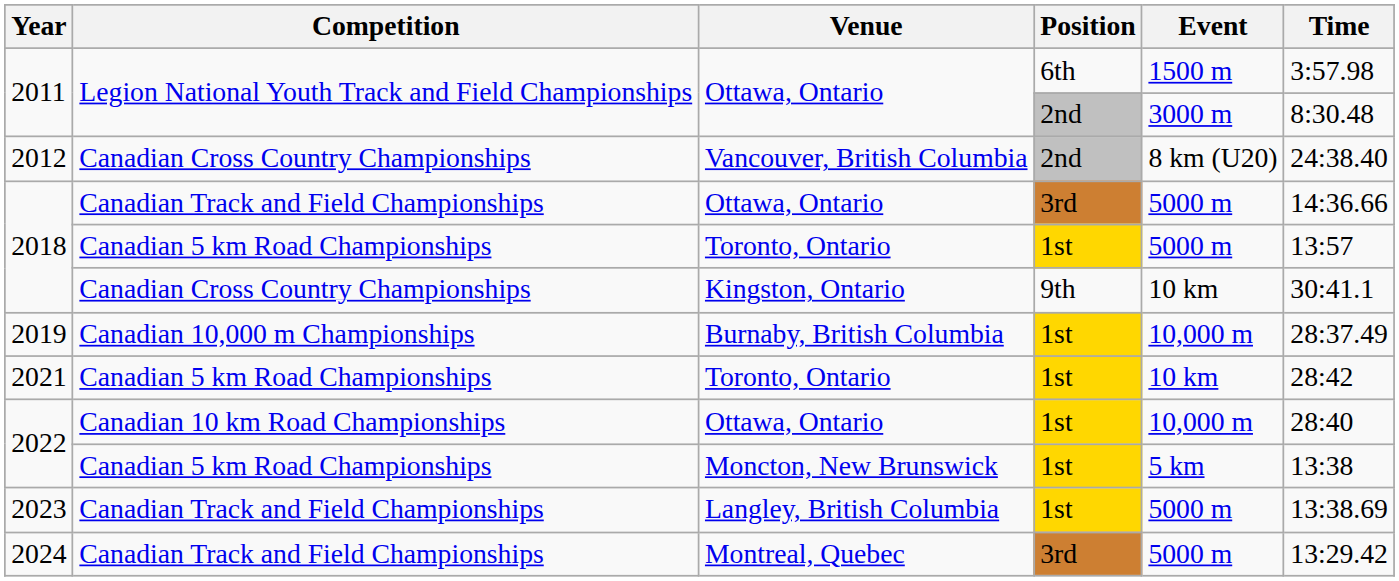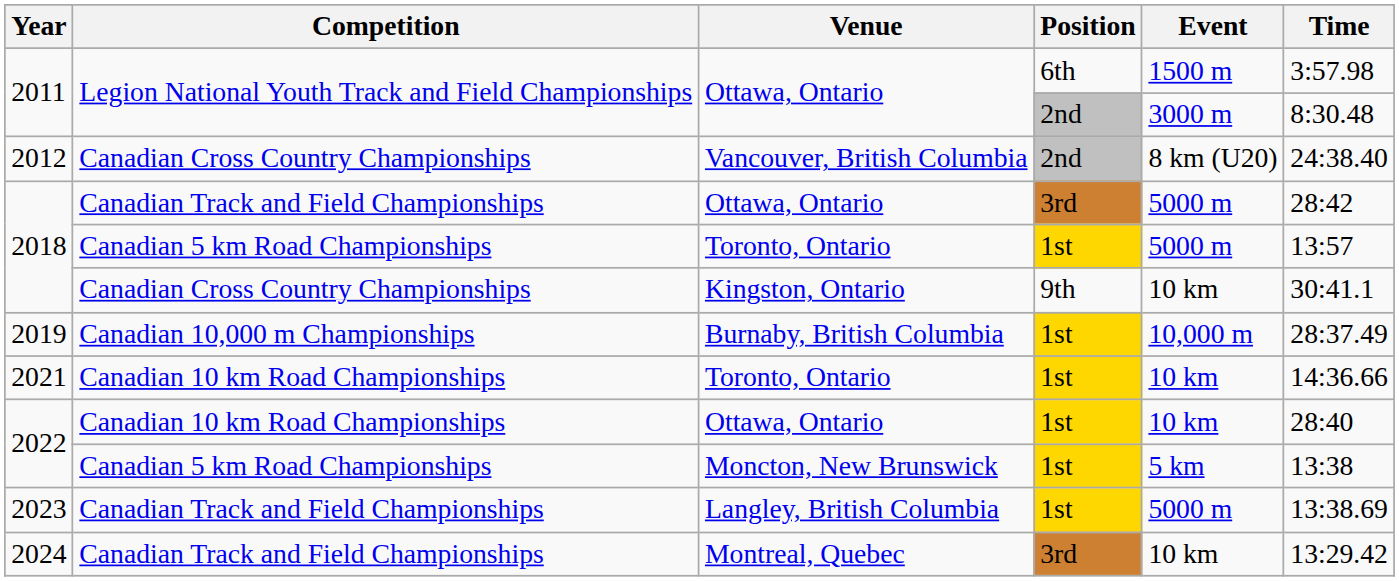(1339, 202) 14:36.66 -> (1322, 202) 28:42
(285, 377) Canadian 5 km Road Championships -> (292, 377) Canadian 10 km Road Championships
(1322, 377) 28:42 -> (1339, 377) 14:36.66
(1201, 421) 10,000 m -> (1183, 421) 10 km
(1190, 553) 5000 m -> (1183, 553) 10 km
